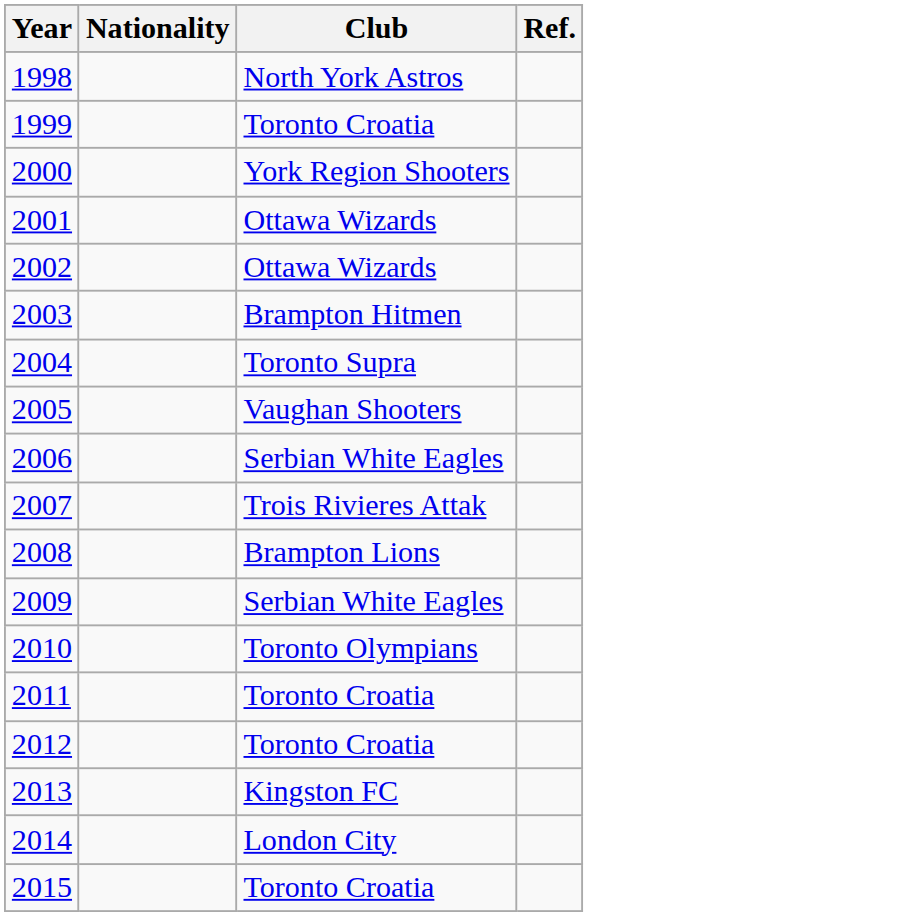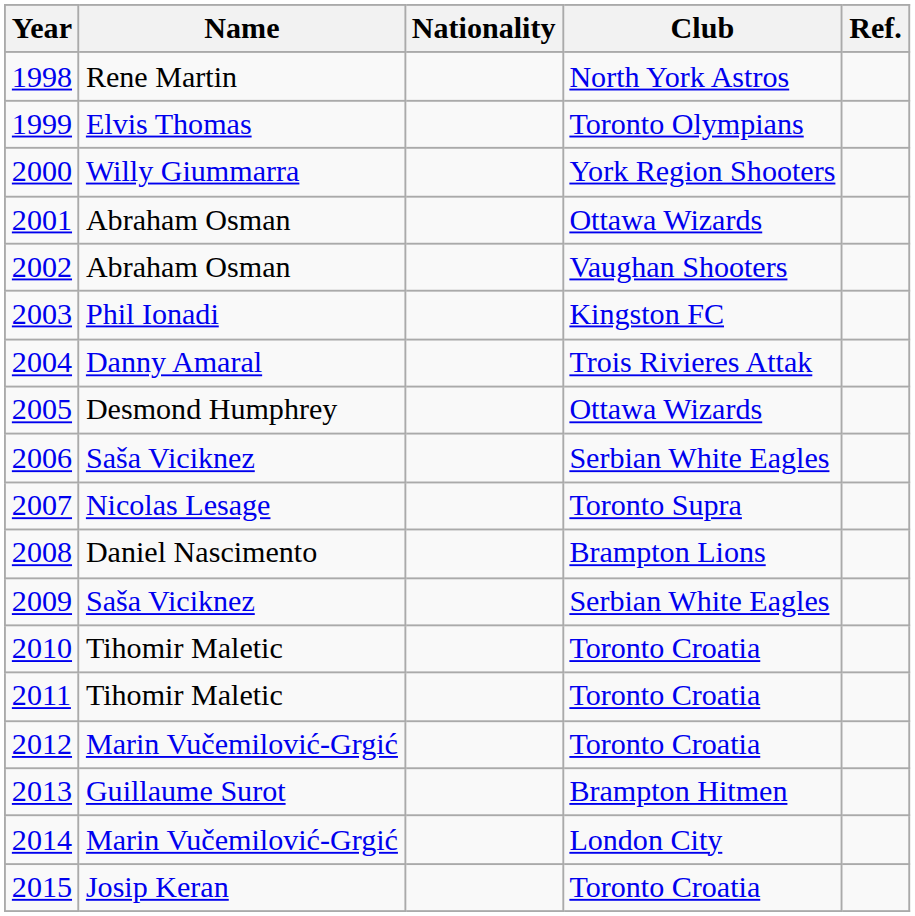+ column: (242, 28)
(339, 123) Toronto Croatia -> (687, 123) Toronto Olympians
(340, 266) Ottawa Wizards -> (678, 266) Vaughan Shooters
(353, 314) Brampton Hitmen -> (647, 314) Kingston FC
(330, 362) Toronto Supra -> (691, 362) Trois Rivieres Attak
(353, 409) Vaughan Shooters -> (666, 409) Ottawa Wizards
(365, 505) Trois Rivieres Attak -> (656, 505) Toronto Supra
(361, 648) Toronto Olympians -> (665, 648) Toronto Croatia
(321, 791) Kingston FC -> (678, 791) Brampton Hitmen
